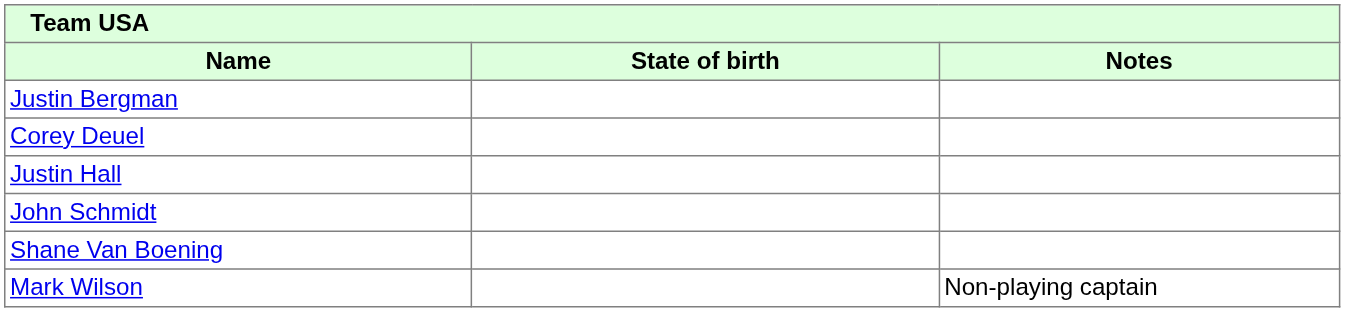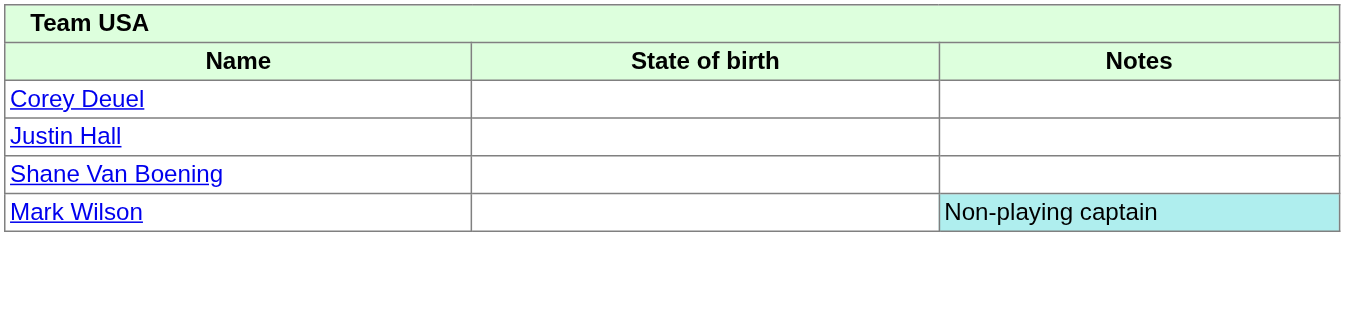- row: (94, 98)
- row: (83, 212)
(1051, 287) no background -> (1051, 212) paleturquoise background
